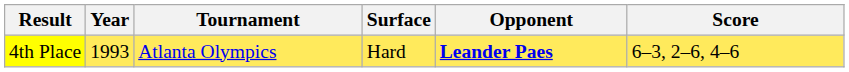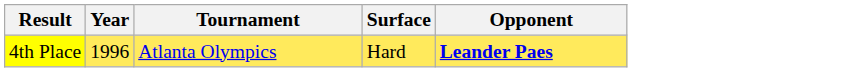- column: (735, 19)
(110, 50) 1993 -> (110, 50) 1996
